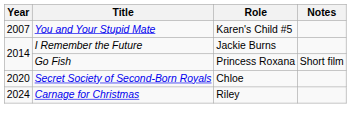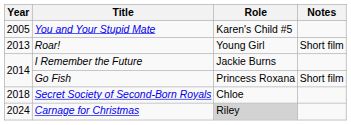(18, 29) 2007 -> (18, 29) 2005
+ row: (47, 45)
(18, 78) 2020 -> (18, 95) 2018
(228, 95) no background -> (228, 111) lightgrey background
